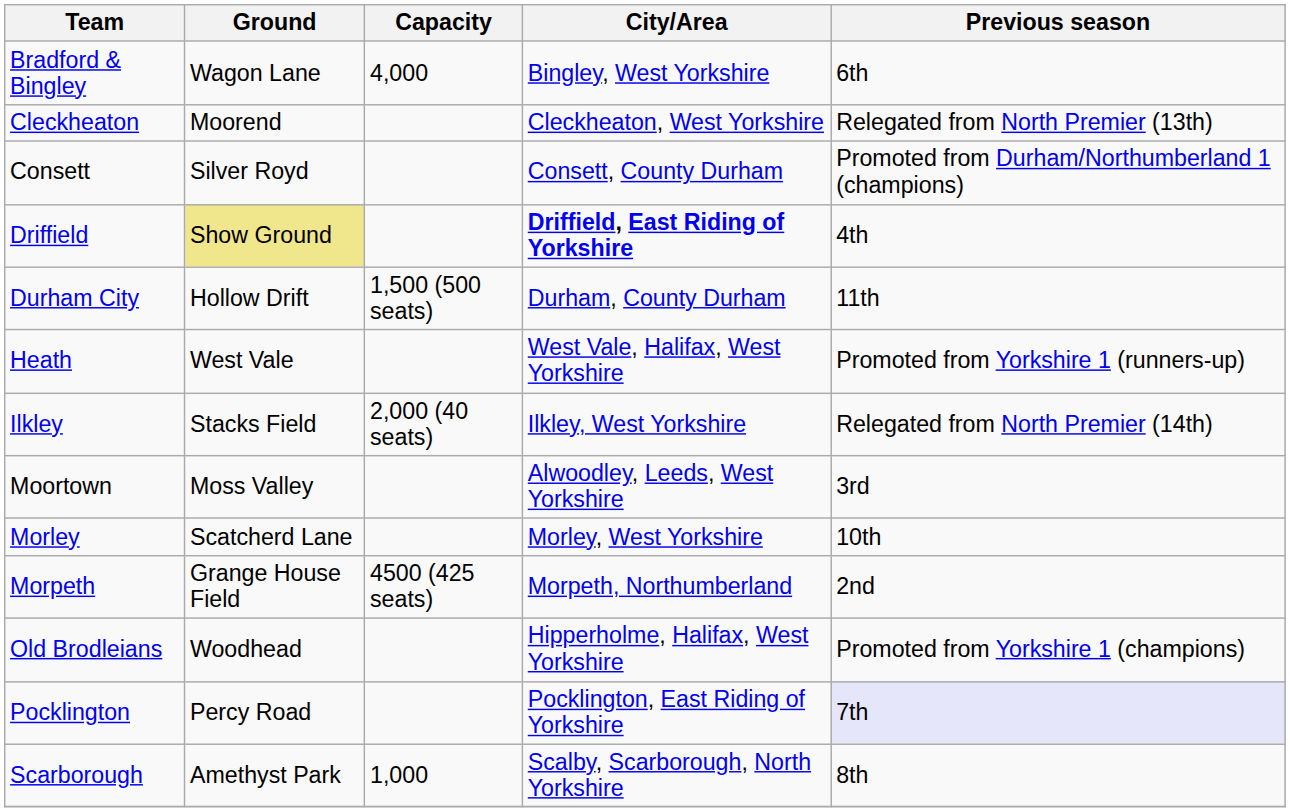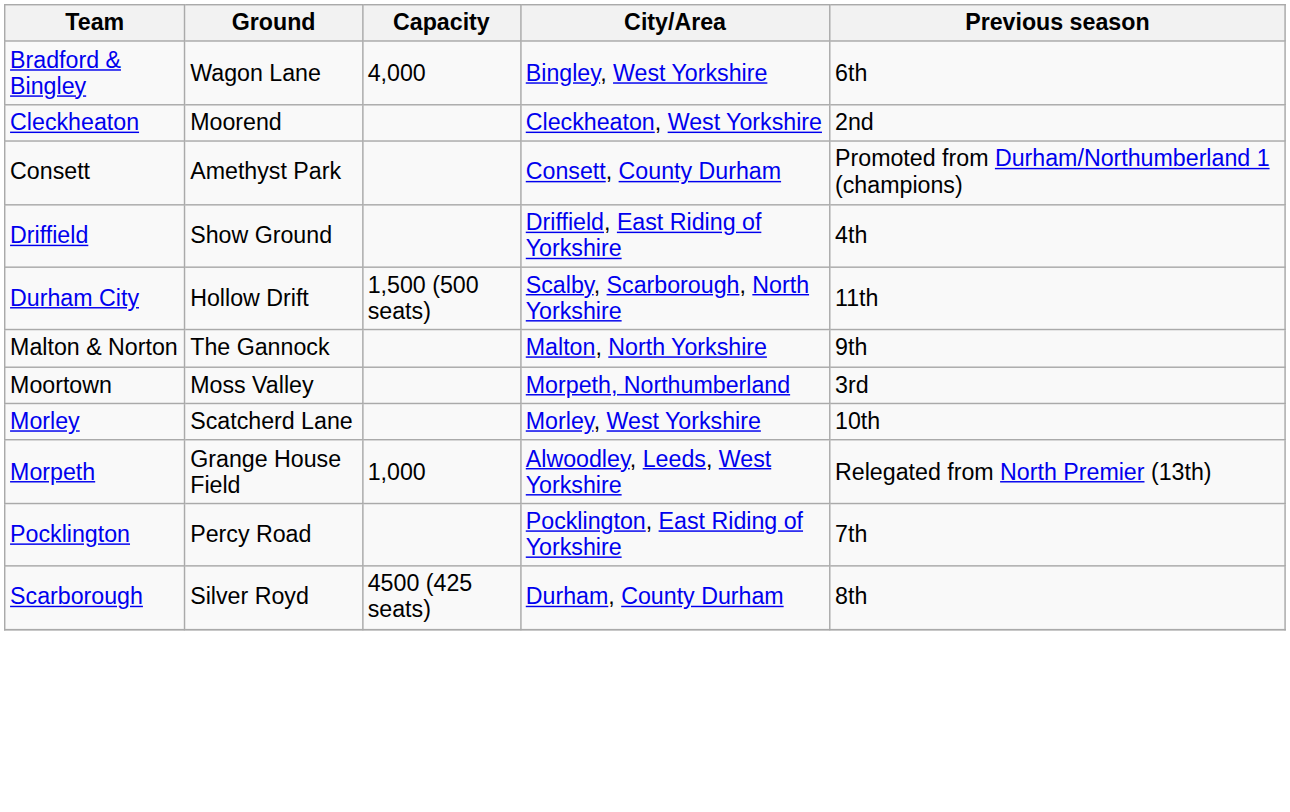(1024, 122) Relegated from North Premier (13th) -> (854, 122) 2nd
(249, 172) Silver Royd -> (266, 172) Amethyst Park
(261, 235) khaki background -> (261, 235) no background
(656, 235) bold -> (644, 235) normal
(657, 298) Durham, County Durham -> (667, 298) Scalby, Scarborough, North Yorkshire
- row: (41, 361)
- row: (37, 424)
+ row: (94, 348)
(650, 486) Alwoodley, Leeds, West Yorkshire -> (658, 384) Morpeth, Northumberland
(422, 586) 4500 (425 seats) -> (397, 471) 1,000
(660, 586) Morpeth, Northumberland -> (649, 471) Alwoodley, Leeds, West Yorkshire
(856, 586) 2nd -> (1023, 471) Relegated from North Premier (13th)
- row: (86, 649)
(852, 712) lavender background -> (851, 534) no background
(265, 775) Amethyst Park -> (250, 597) Silver Royd
(399, 775) 1,000 -> (420, 597) 4500 (425 seats)
(669, 775) Scalby, Scarborough, North Yorkshire -> (655, 597) Durham, County Durham
